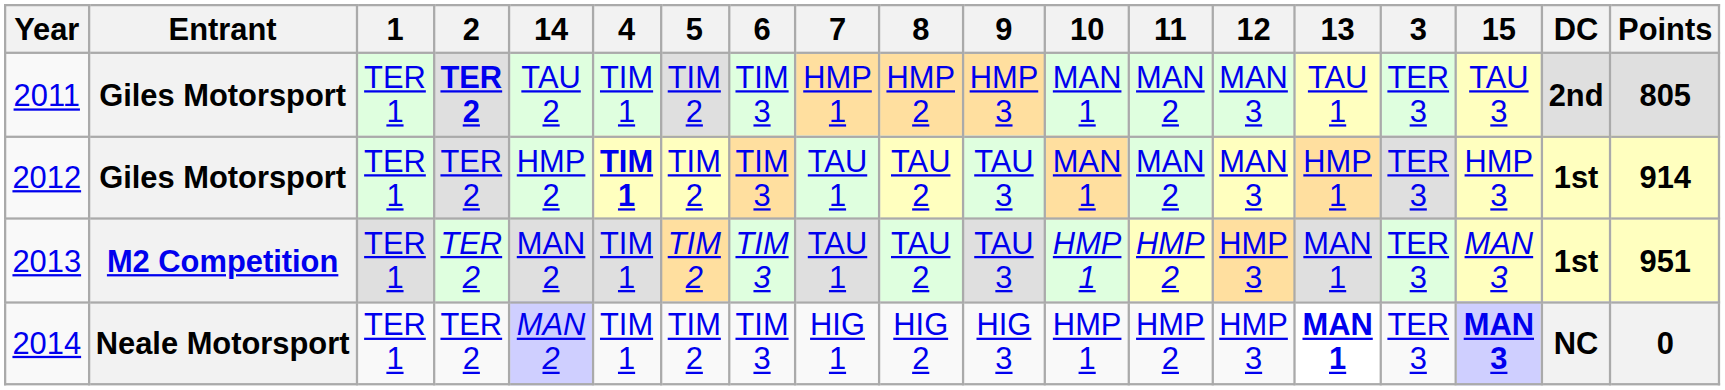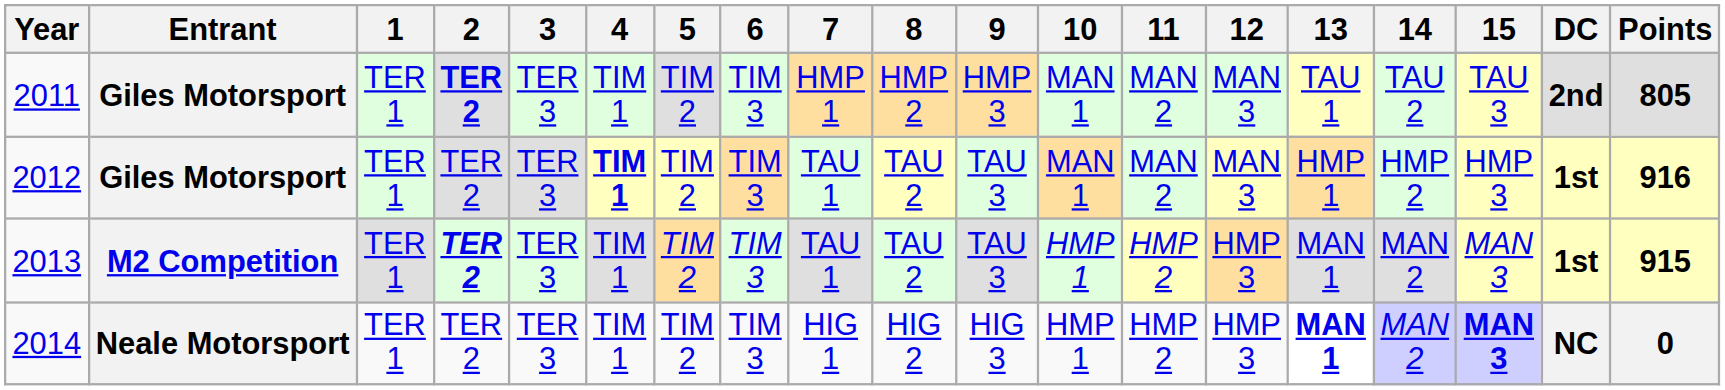columns swapped: (1418, 29) <-> (551, 29)
(1665, 177) 914 -> (1665, 177) 916
(471, 260) normal -> (471, 260) bold
(1665, 260) 951 -> (1665, 260) 915
